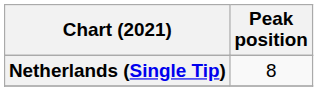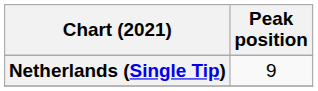(271, 70) 8 -> (271, 70) 9
